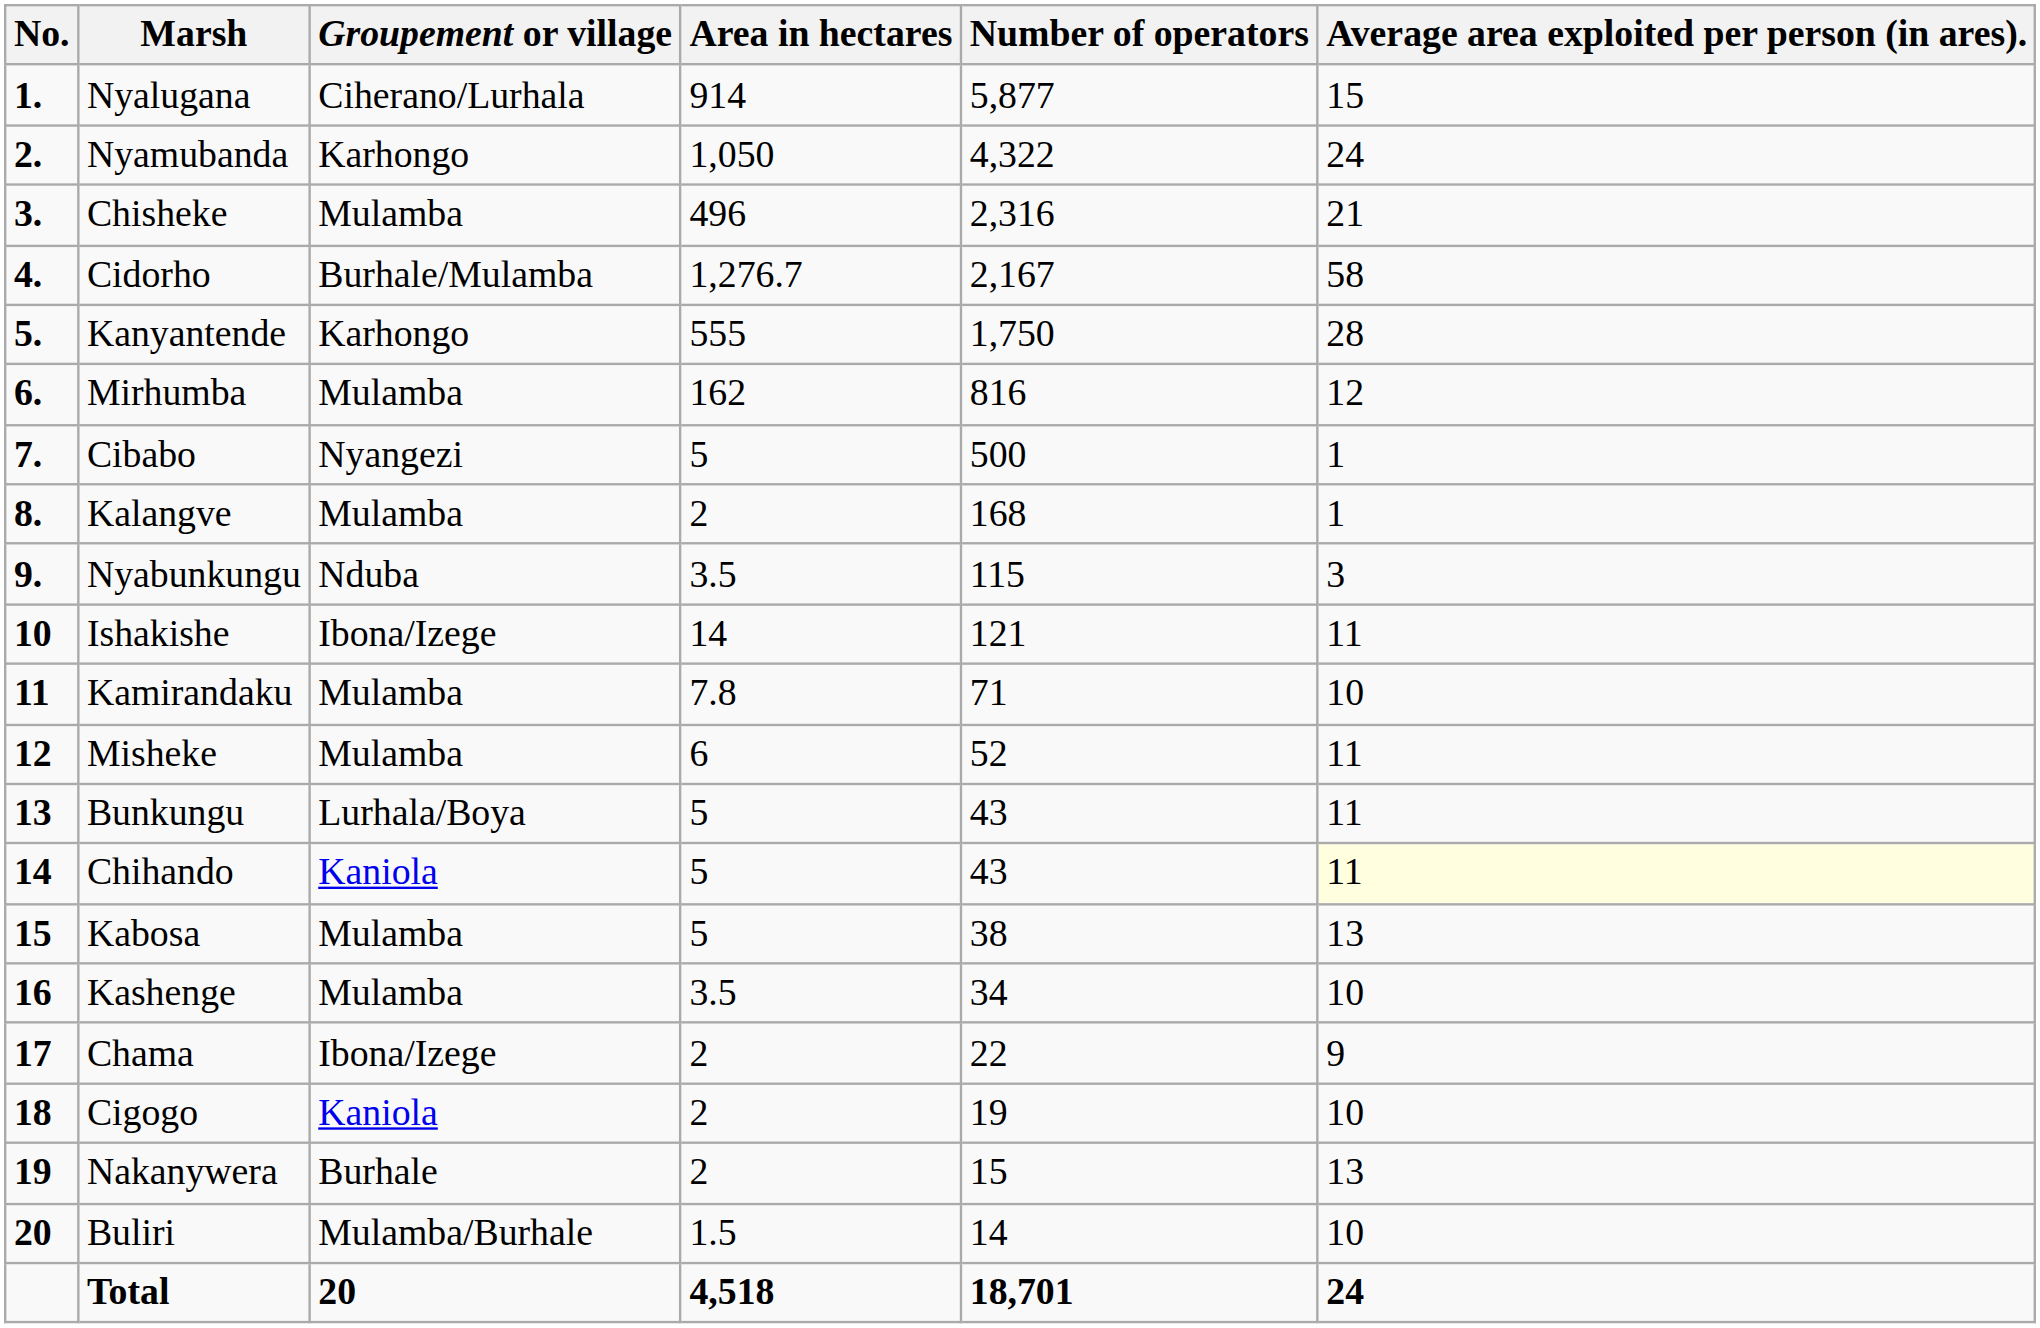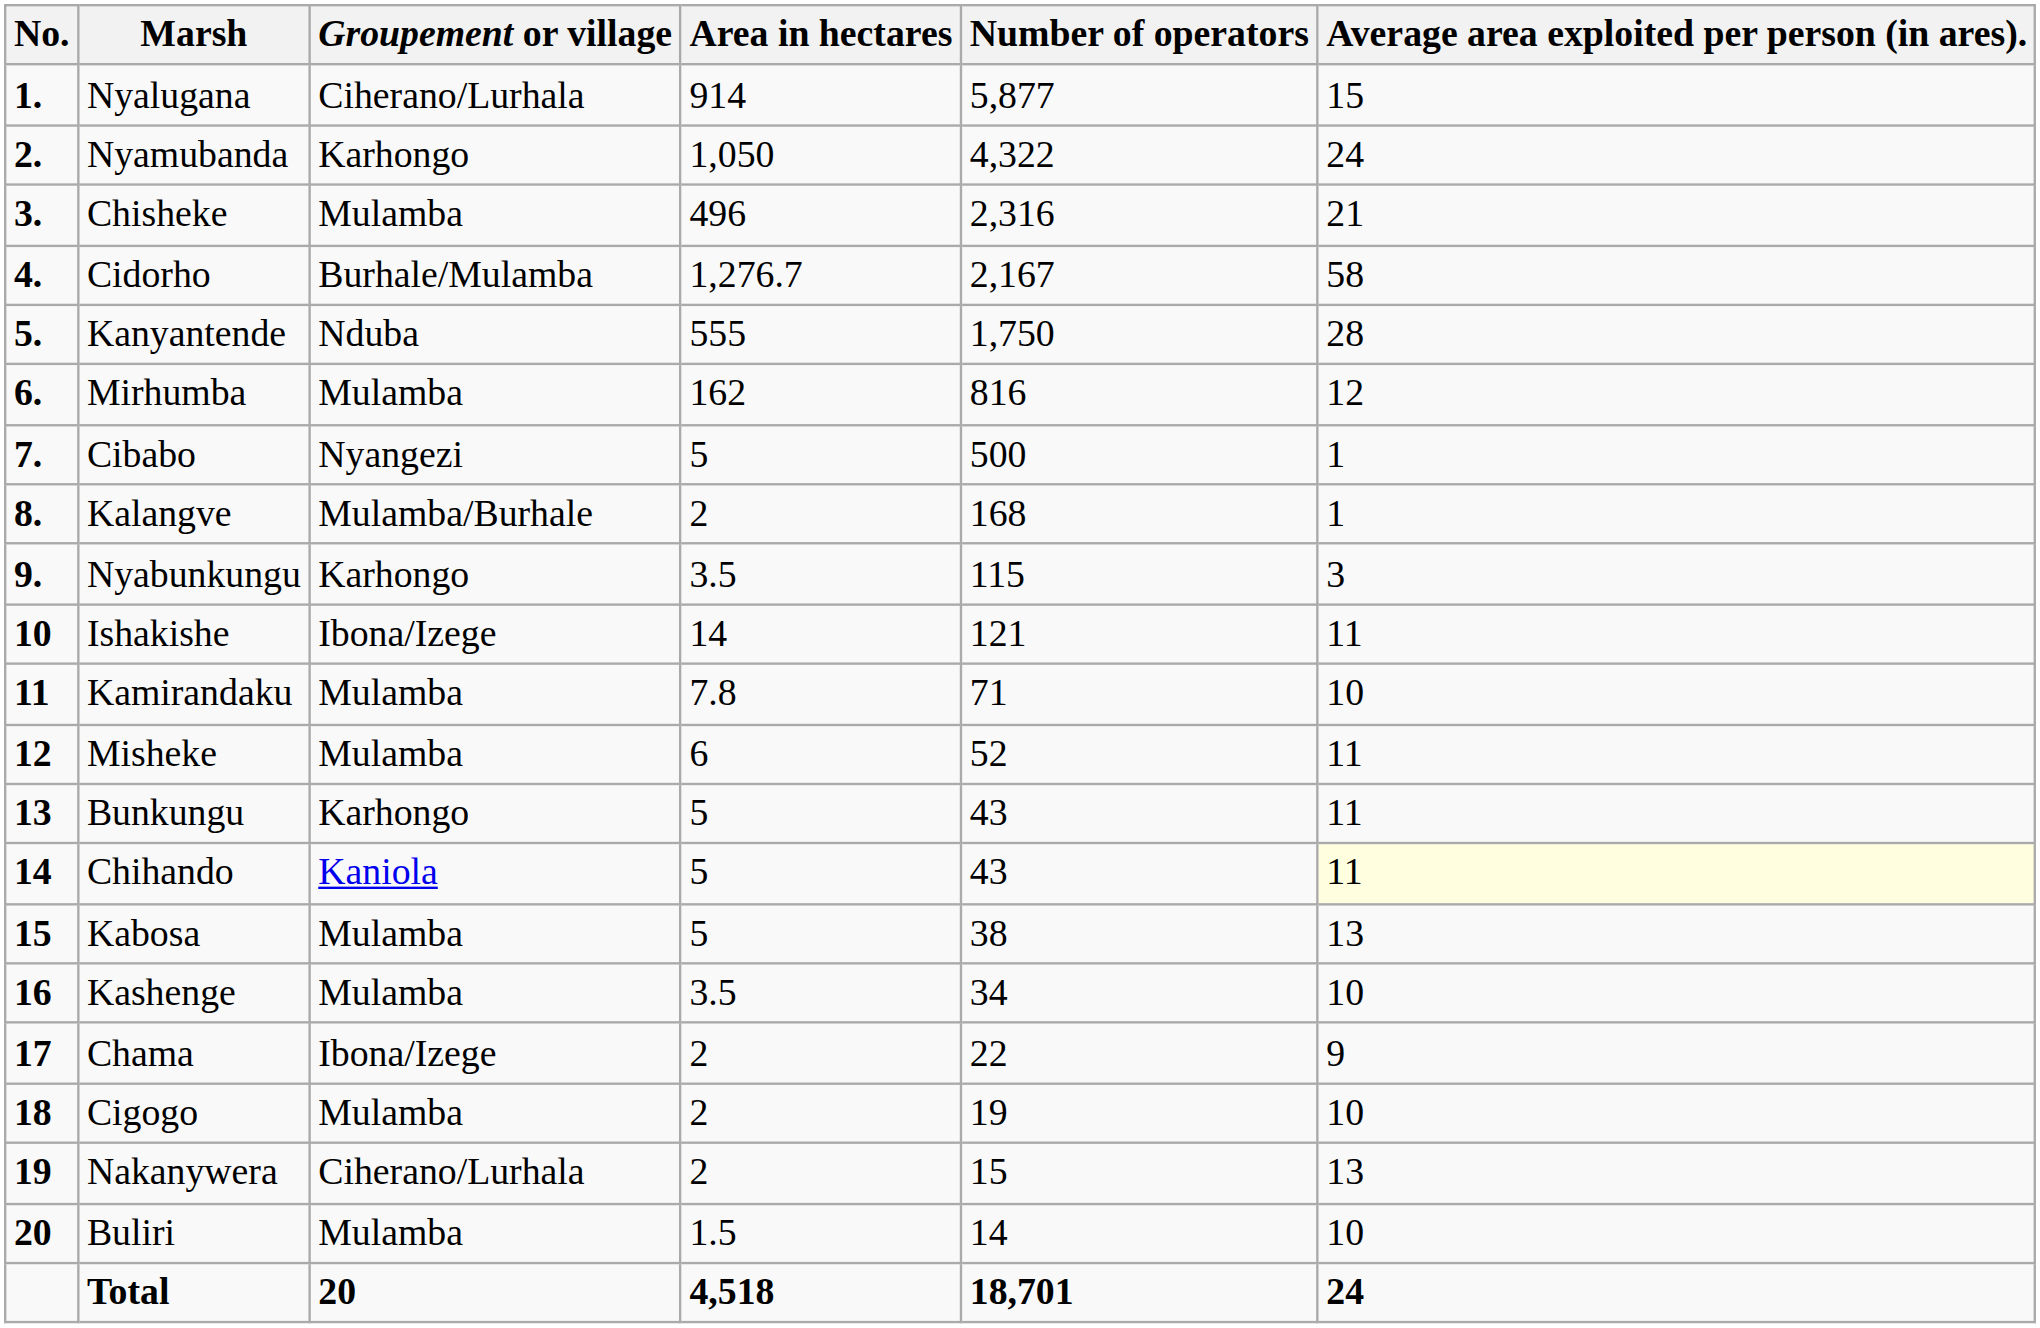(394, 333) Karhongo -> (369, 333) Nduba
(391, 513) Mulamba -> (456, 513) Mulamba/Burhale
(369, 573) Nduba -> (394, 573) Karhongo
(422, 812) Lurhala/Boya -> (394, 812) Karhongo
(378, 1112) Kaniola -> (391, 1112) Mulamba
(378, 1172) Burhale -> (451, 1172) Ciherano/Lurhala
(456, 1232) Mulamba/Burhale -> (391, 1232) Mulamba
